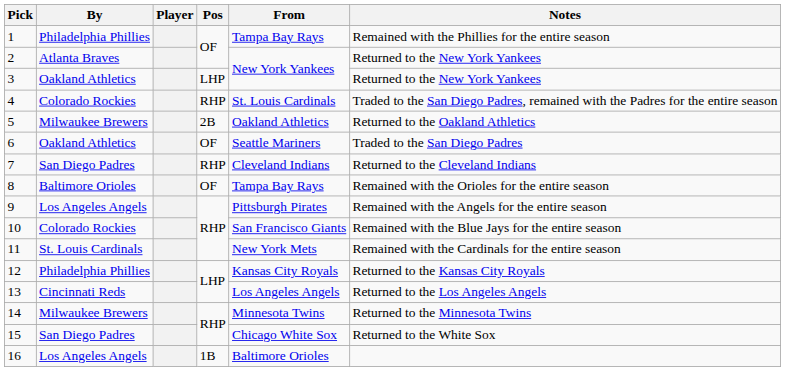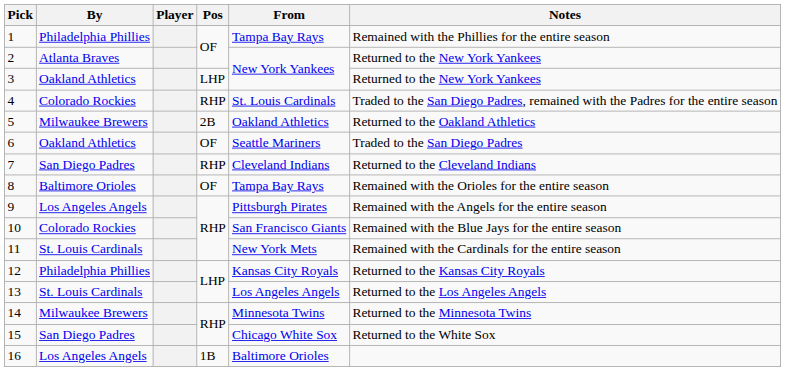(82, 292) Cincinnati Reds -> (91, 292) St. Louis Cardinals
